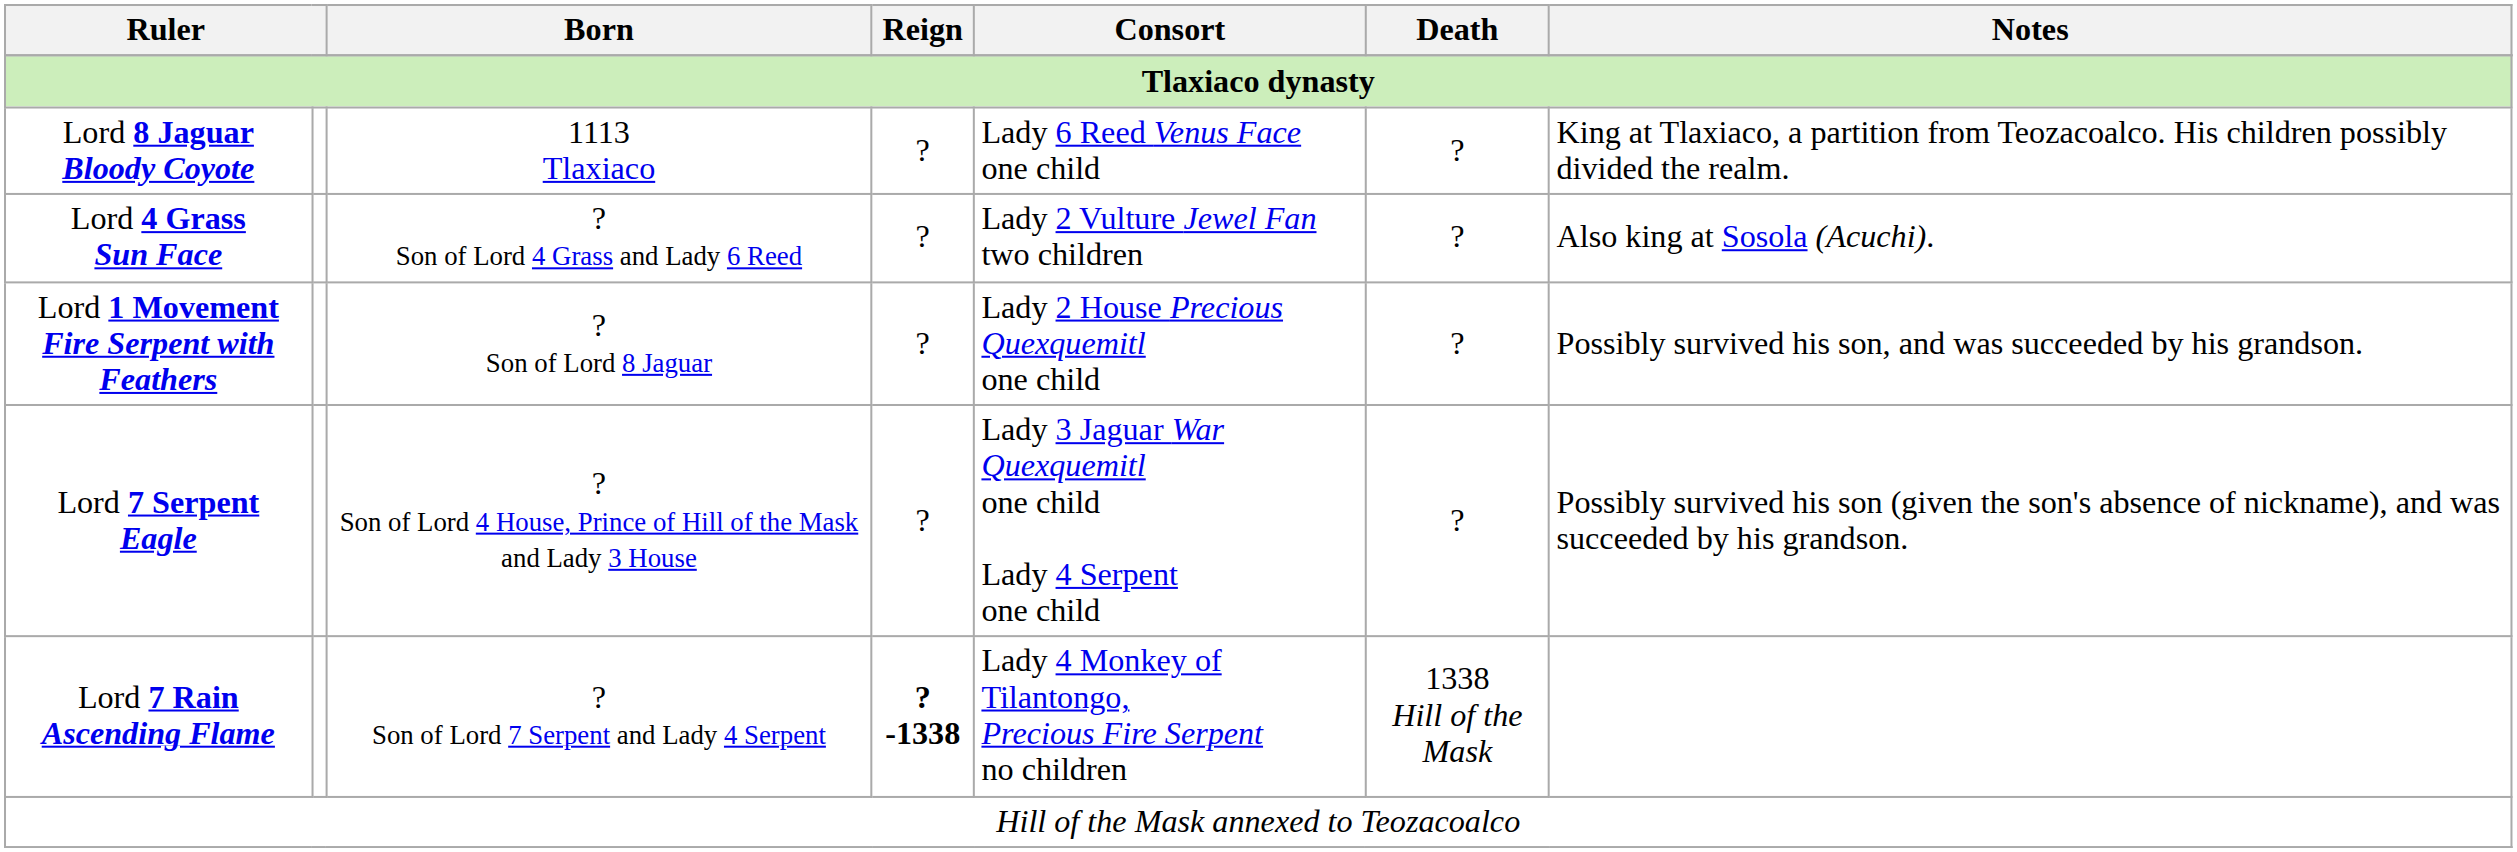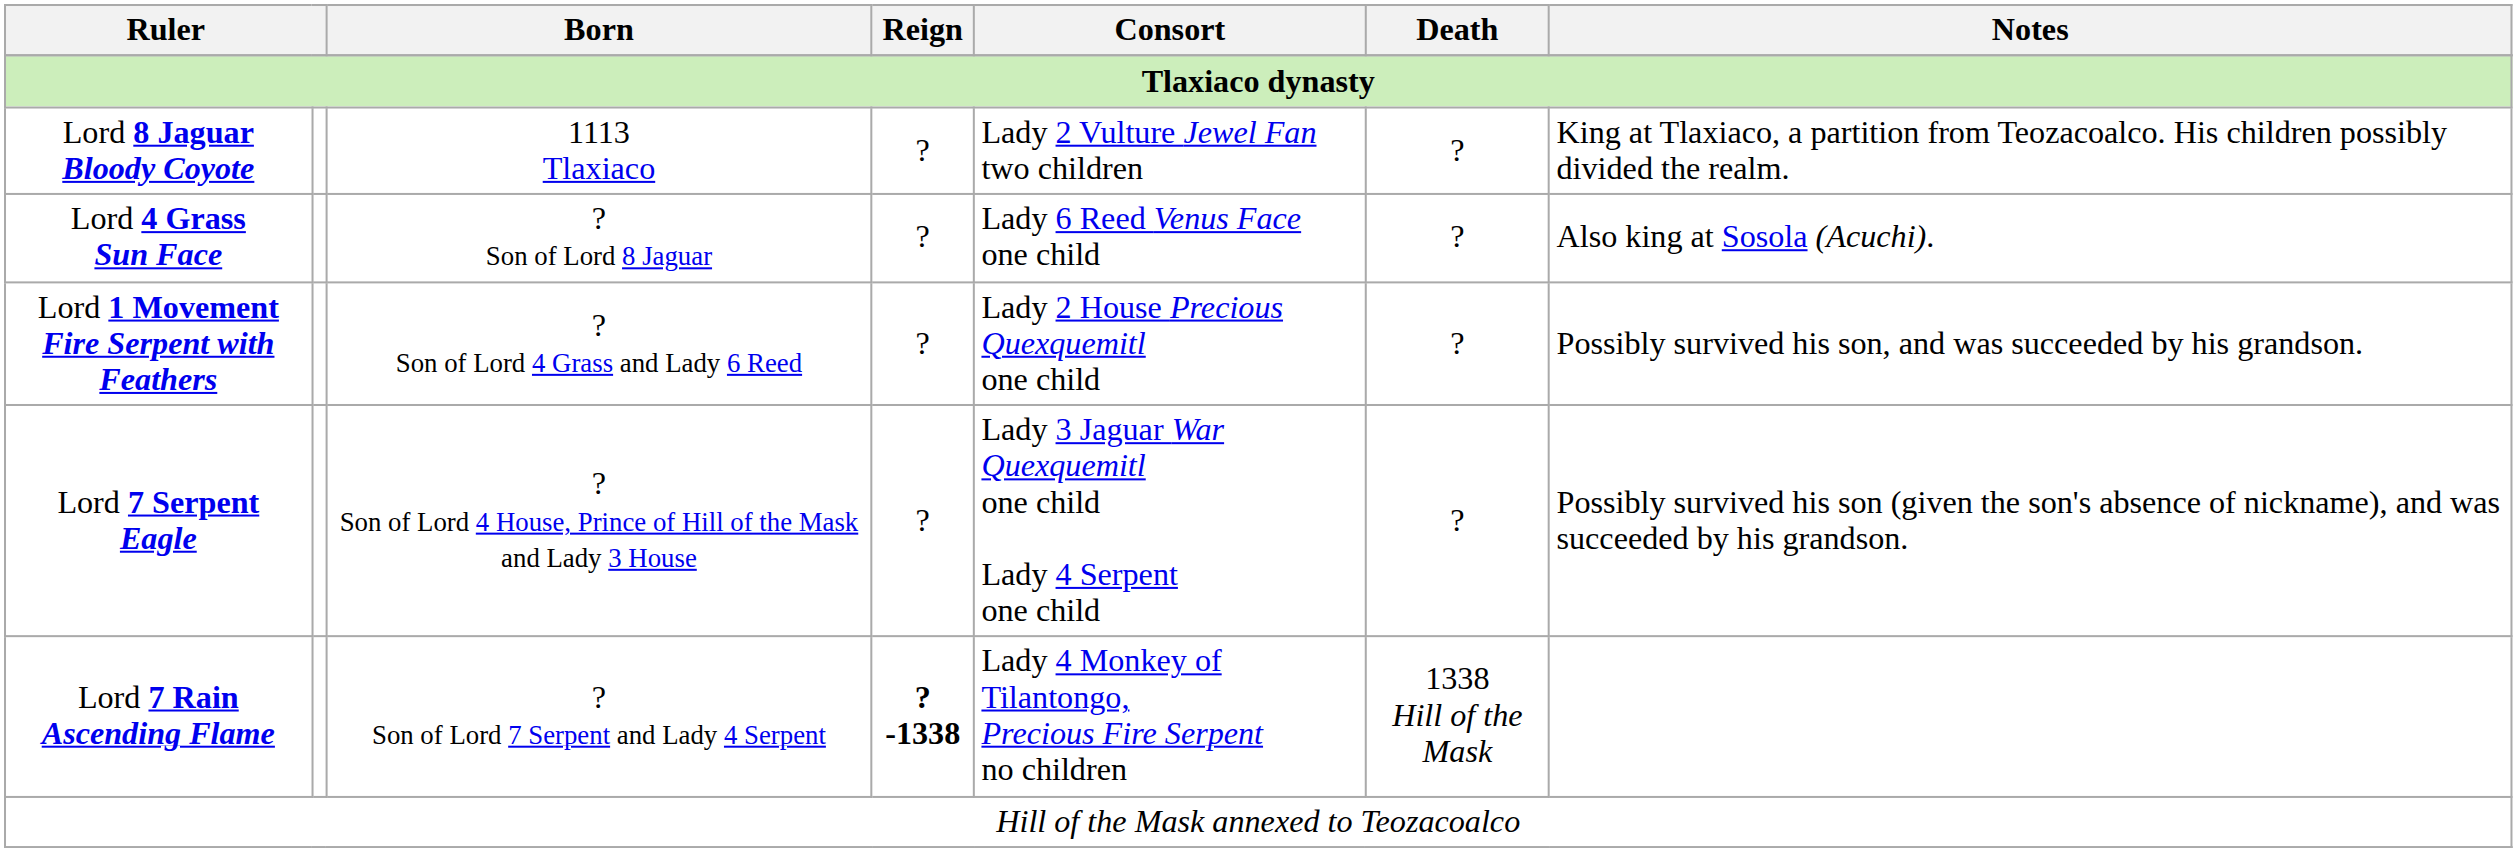(1141, 150) Lady 6 Reed Venus Face one child -> (1149, 150) Lady 2 Vulture Jewel Fan two children
(599, 237) ? Son of Lord 4 Grass and Lady 6 Reed -> (599, 237) ? Son of Lord 8 Jaguar
(1149, 237) Lady 2 Vulture Jewel Fan two children -> (1141, 237) Lady 6 Reed Venus Face one child
(599, 342) ? Son of Lord 8 Jaguar -> (599, 342) ? Son of Lord 4 Grass and Lady 6 Reed
